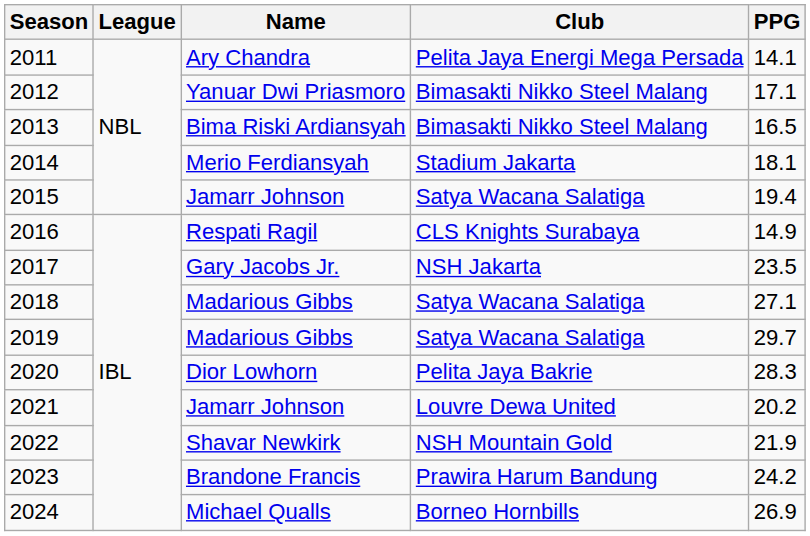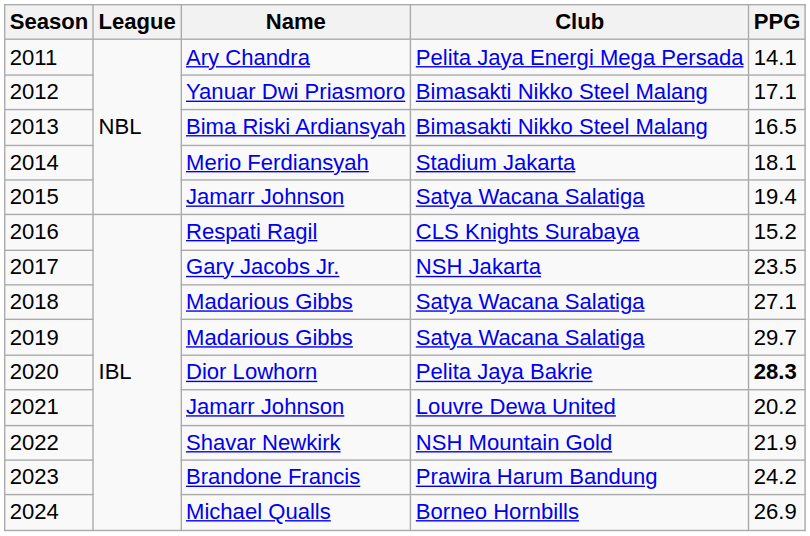(775, 232) 14.9 -> (775, 232) 15.2
(775, 372) normal -> (775, 372) bold
